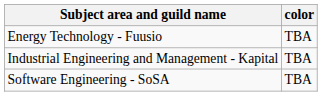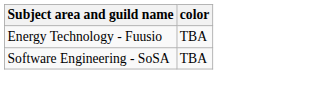- row: (143, 58)
